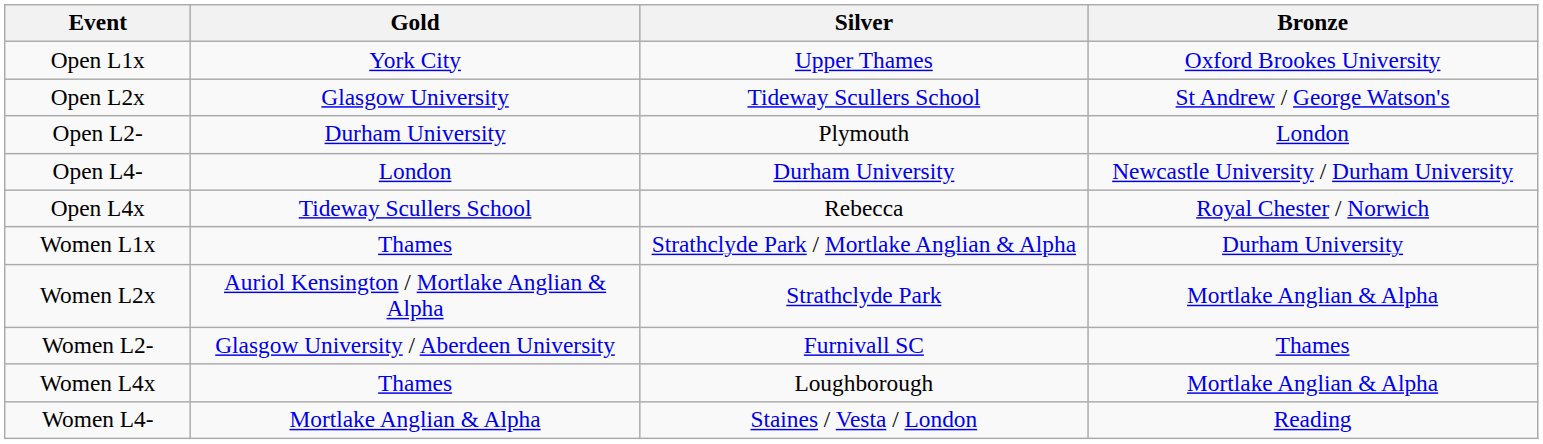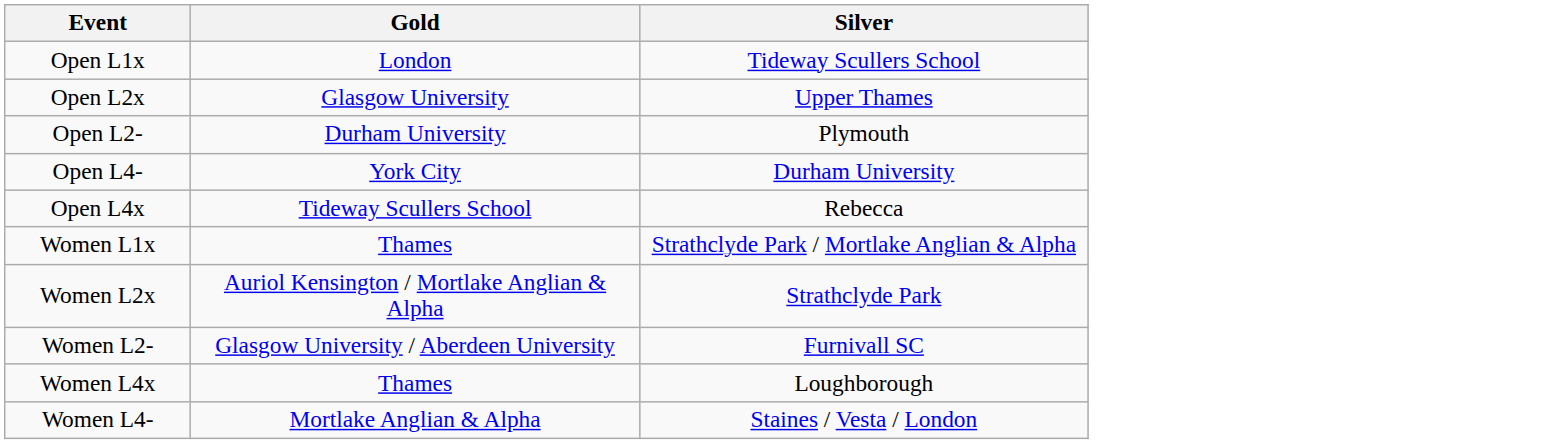- column: (1313, 23)
(415, 60) York City -> (415, 60) London
(864, 60) Upper Thames -> (864, 60) Tideway Scullers School
(864, 97) Tideway Scullers School -> (864, 97) Upper Thames
(415, 171) London -> (415, 171) York City
